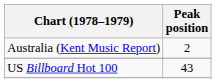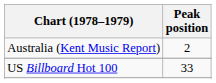(187, 68) 43 -> (187, 68) 33
